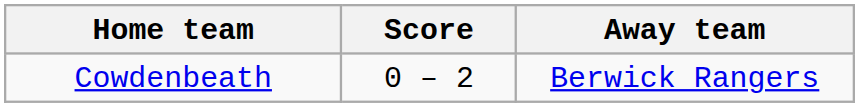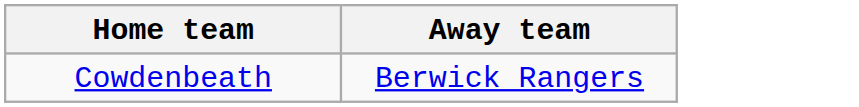- column: (429, 30)
